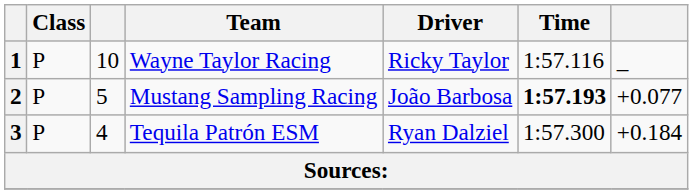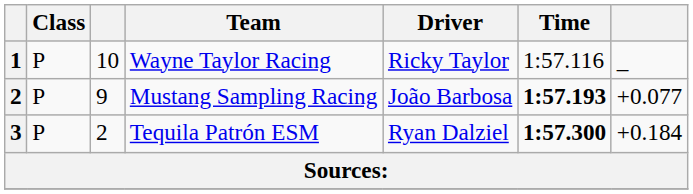(102, 96) 5 -> (102, 96) 9
(102, 133) 4 -> (102, 133) 2
(564, 133) normal -> (565, 133) bold
